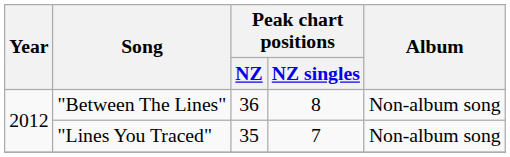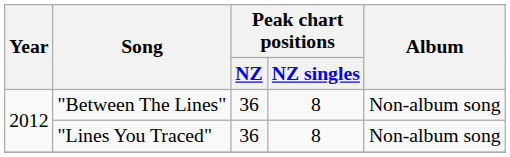(249, 135) 35 -> (249, 135) 36
(316, 135) 7 -> (316, 135) 8
